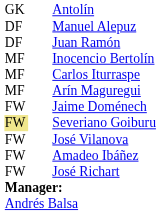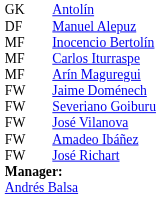- row: (86, 42)
(15, 123) khaki background -> (15, 106) no background
